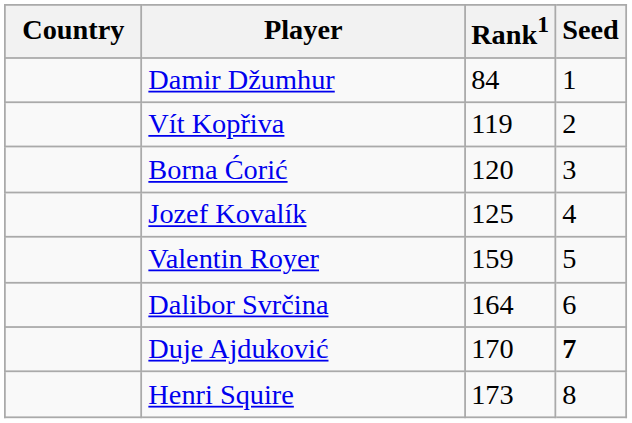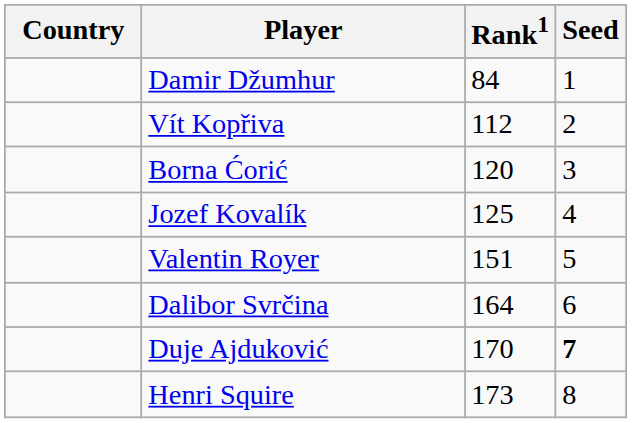(492, 124) 119 -> (492, 124) 112
(492, 259) 159 -> (492, 259) 151
